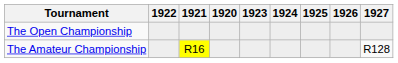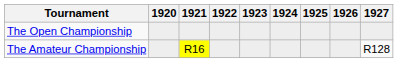columns swapped: (225, 13) <-> (164, 13)
